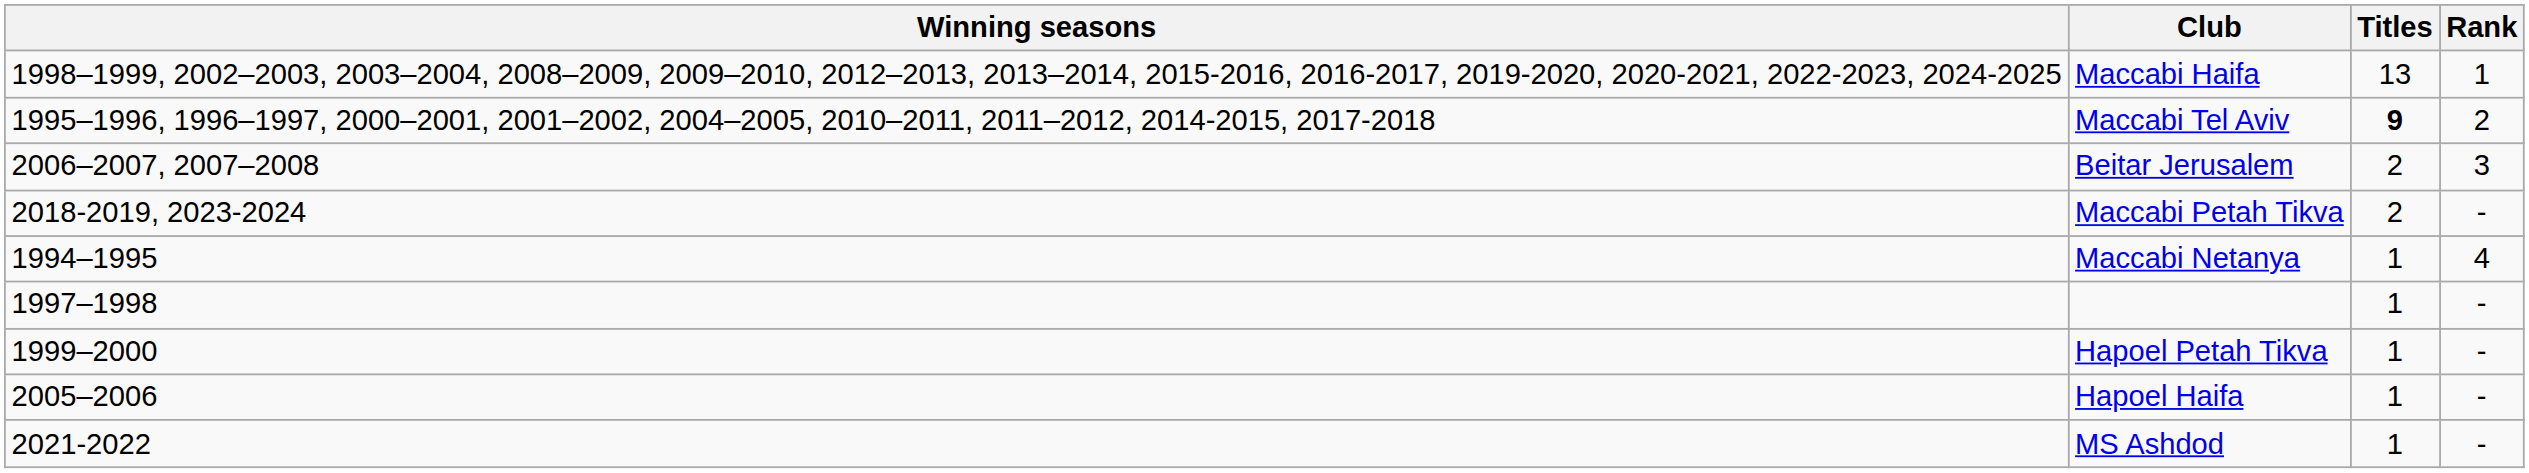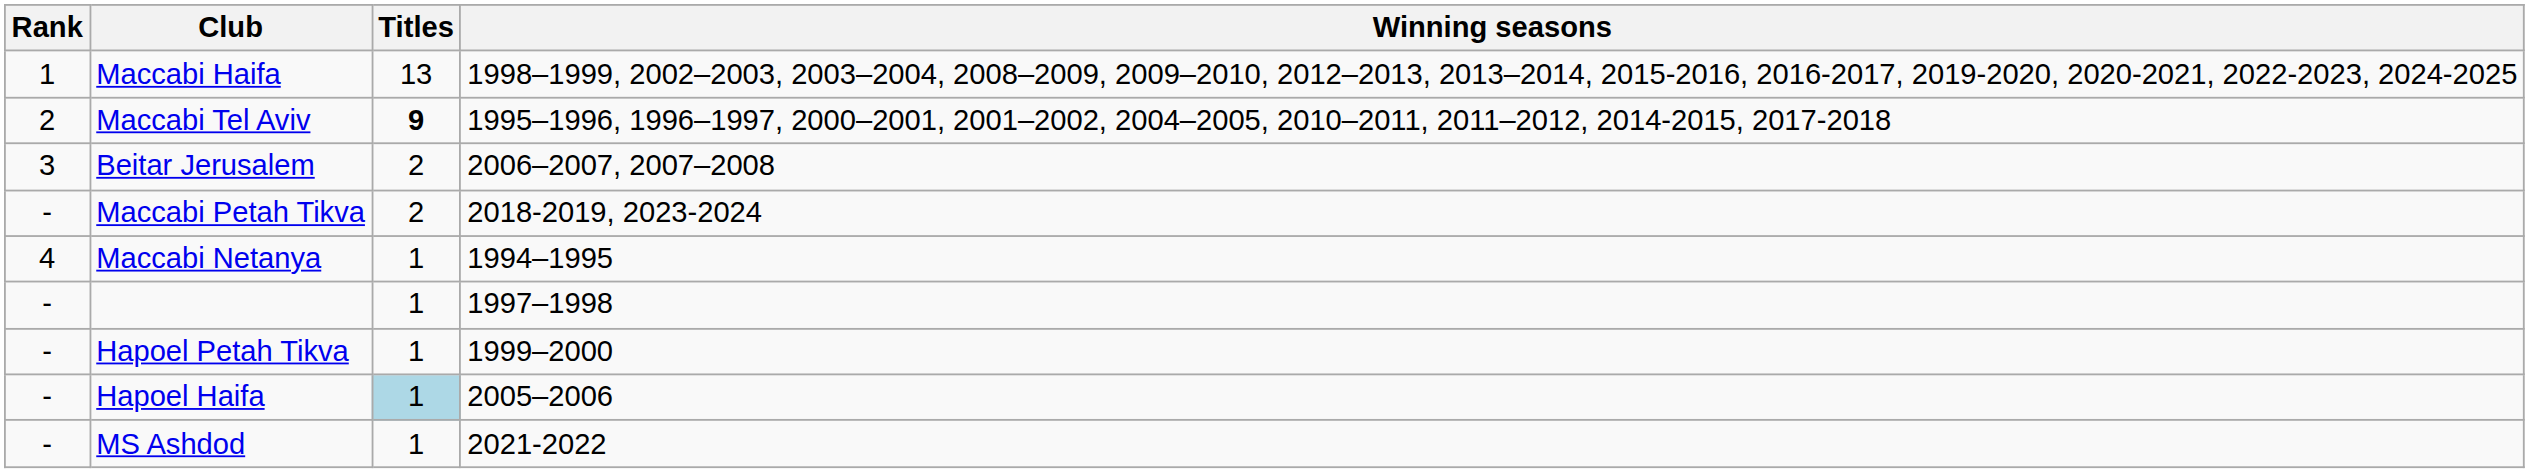columns swapped: (2482, 27) <-> (1037, 27)
(2395, 397) no background -> (416, 397) lightblue background
